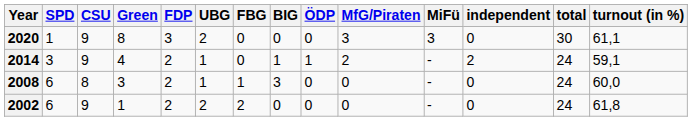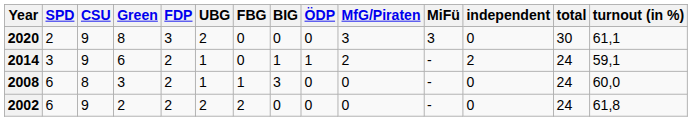(49, 37) 1 -> (49, 37) 2
(121, 60) 4 -> (121, 60) 6
(121, 104) 1 -> (121, 104) 2
